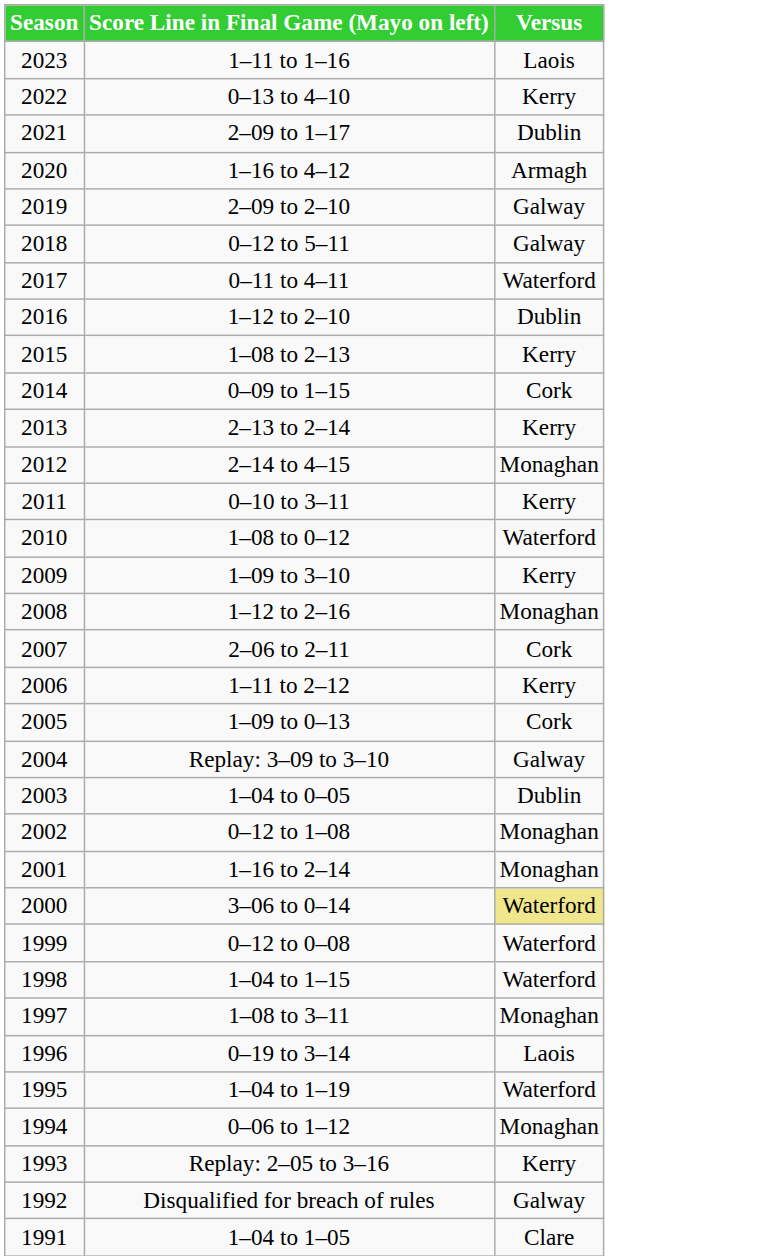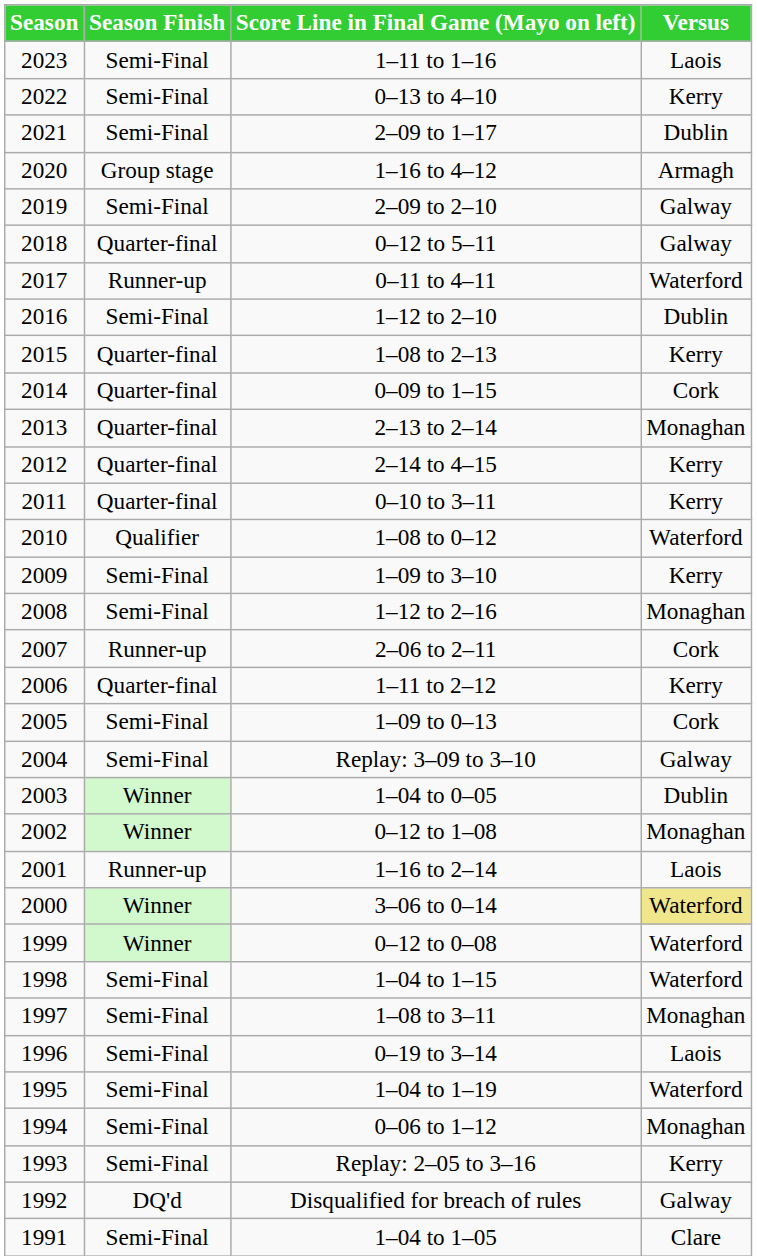+ column: (157, 22)
(549, 427) Kerry -> (696, 427) Monaghan
(549, 464) Monaghan -> (696, 464) Kerry
(549, 869) Monaghan -> (696, 869) Laois
